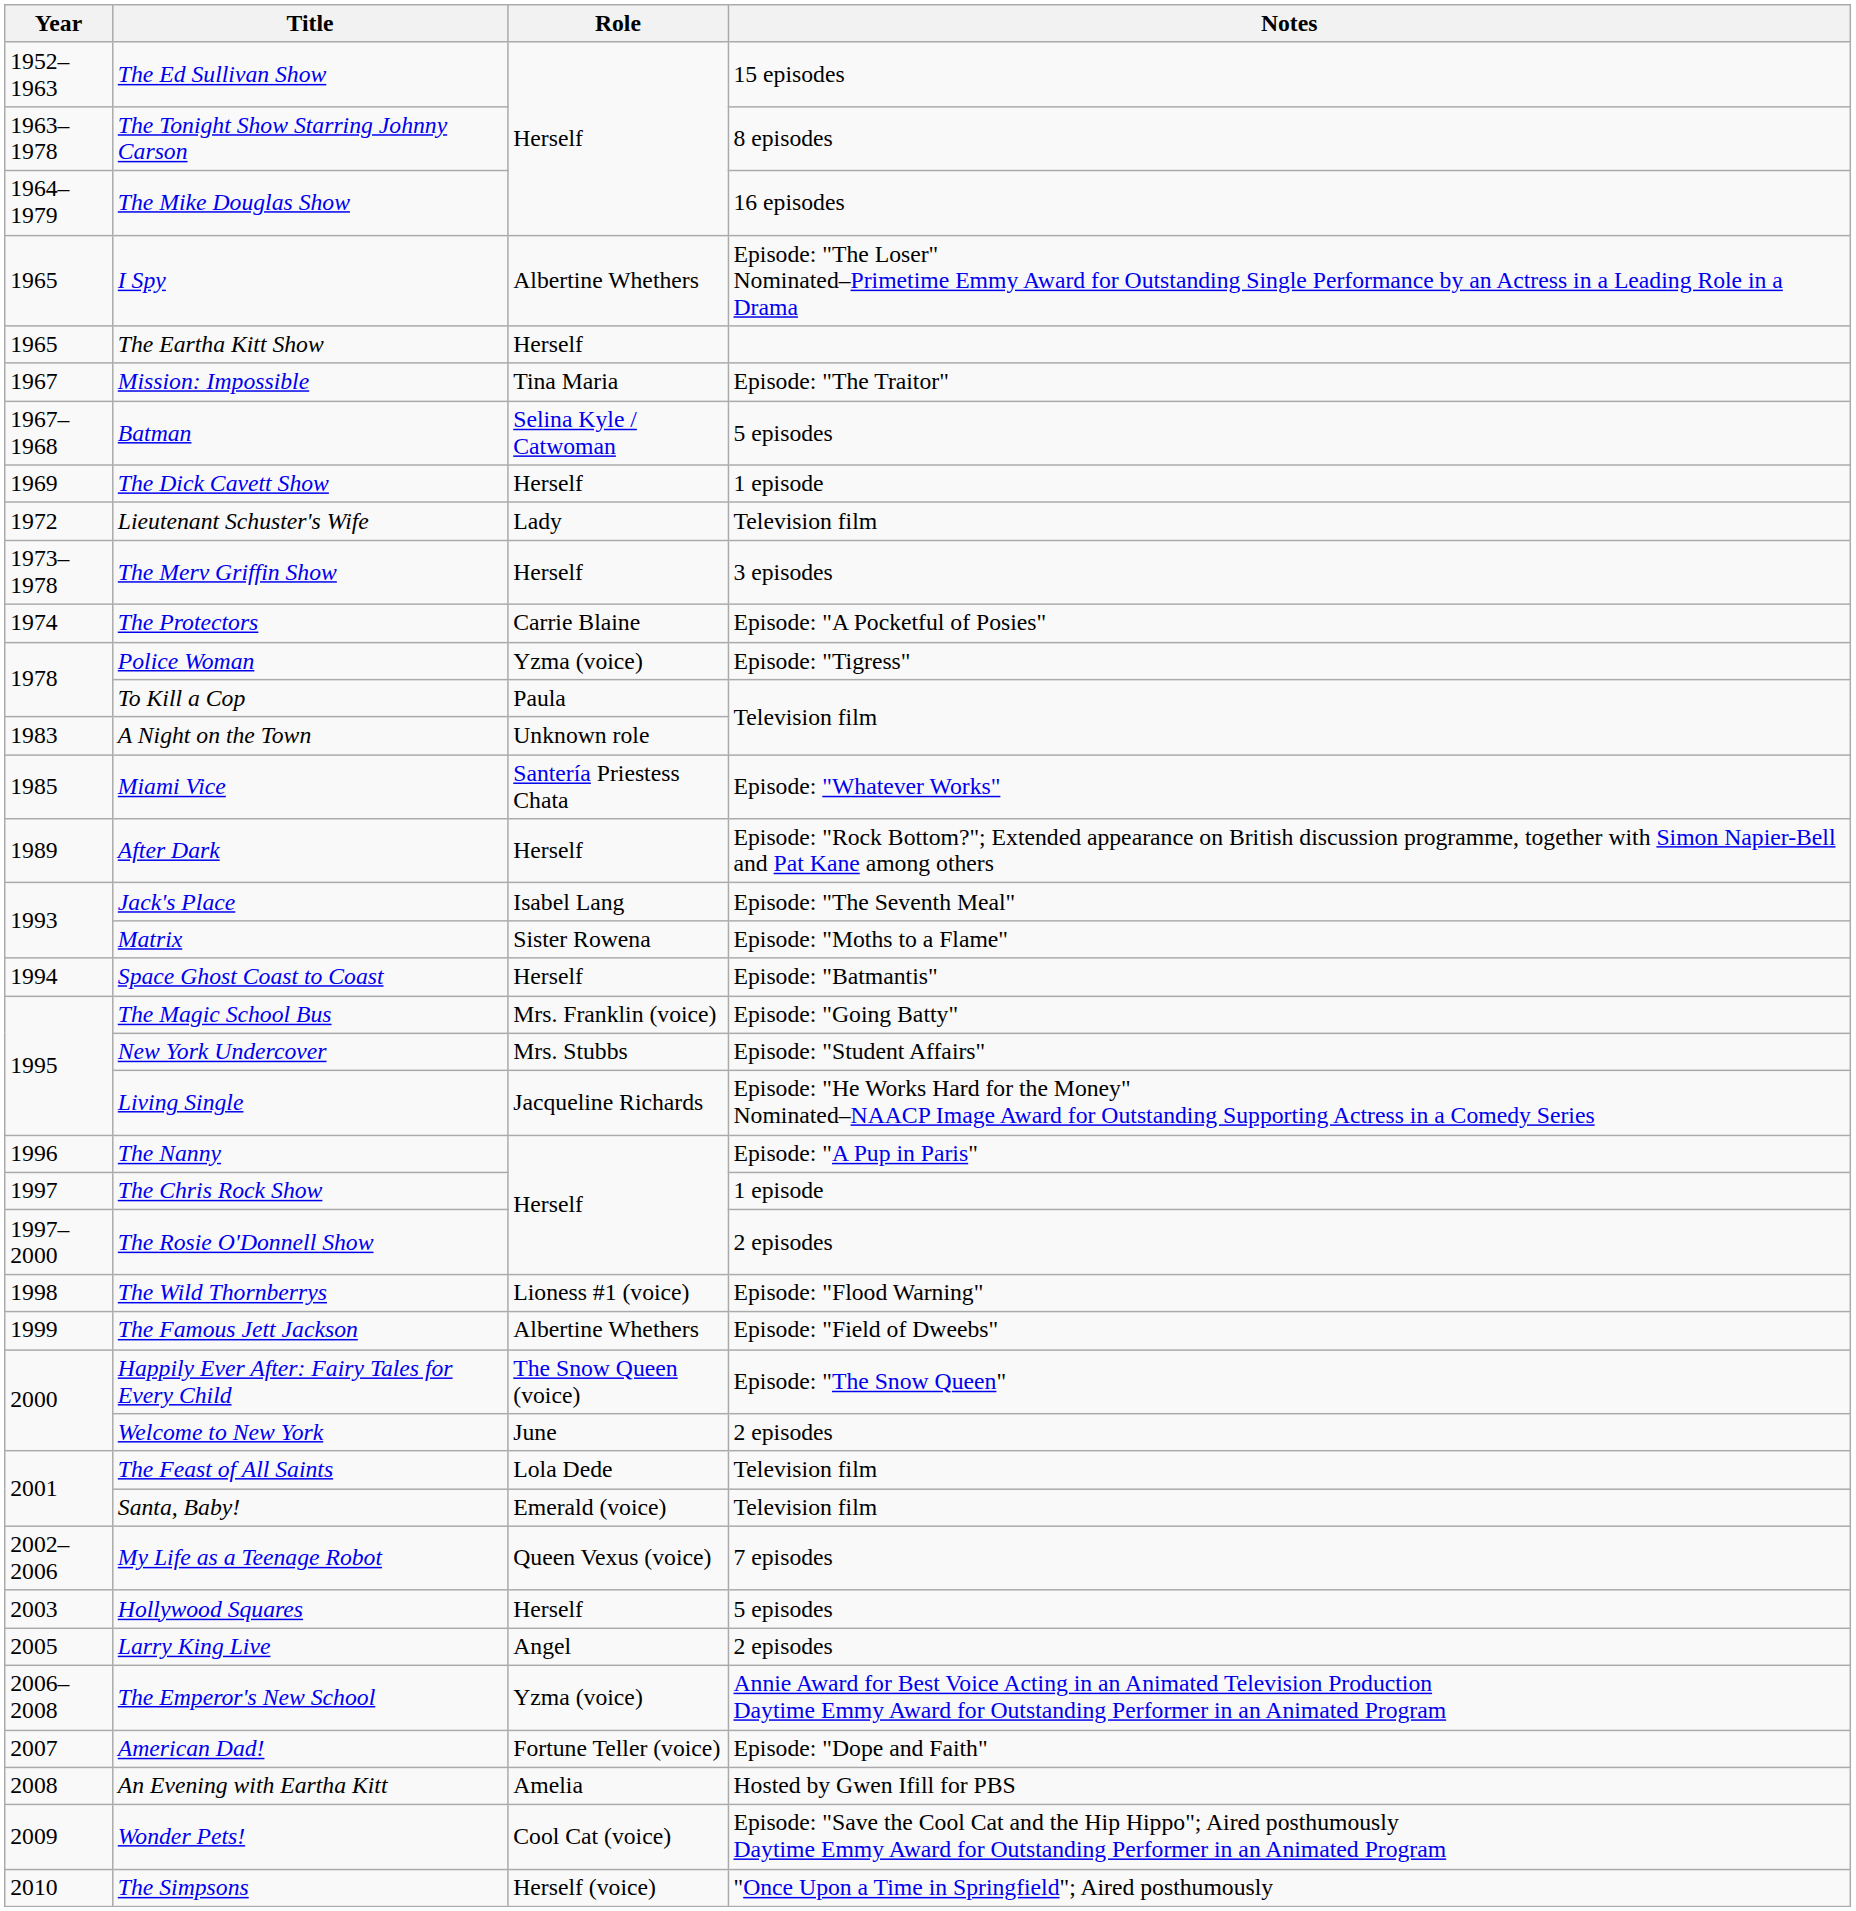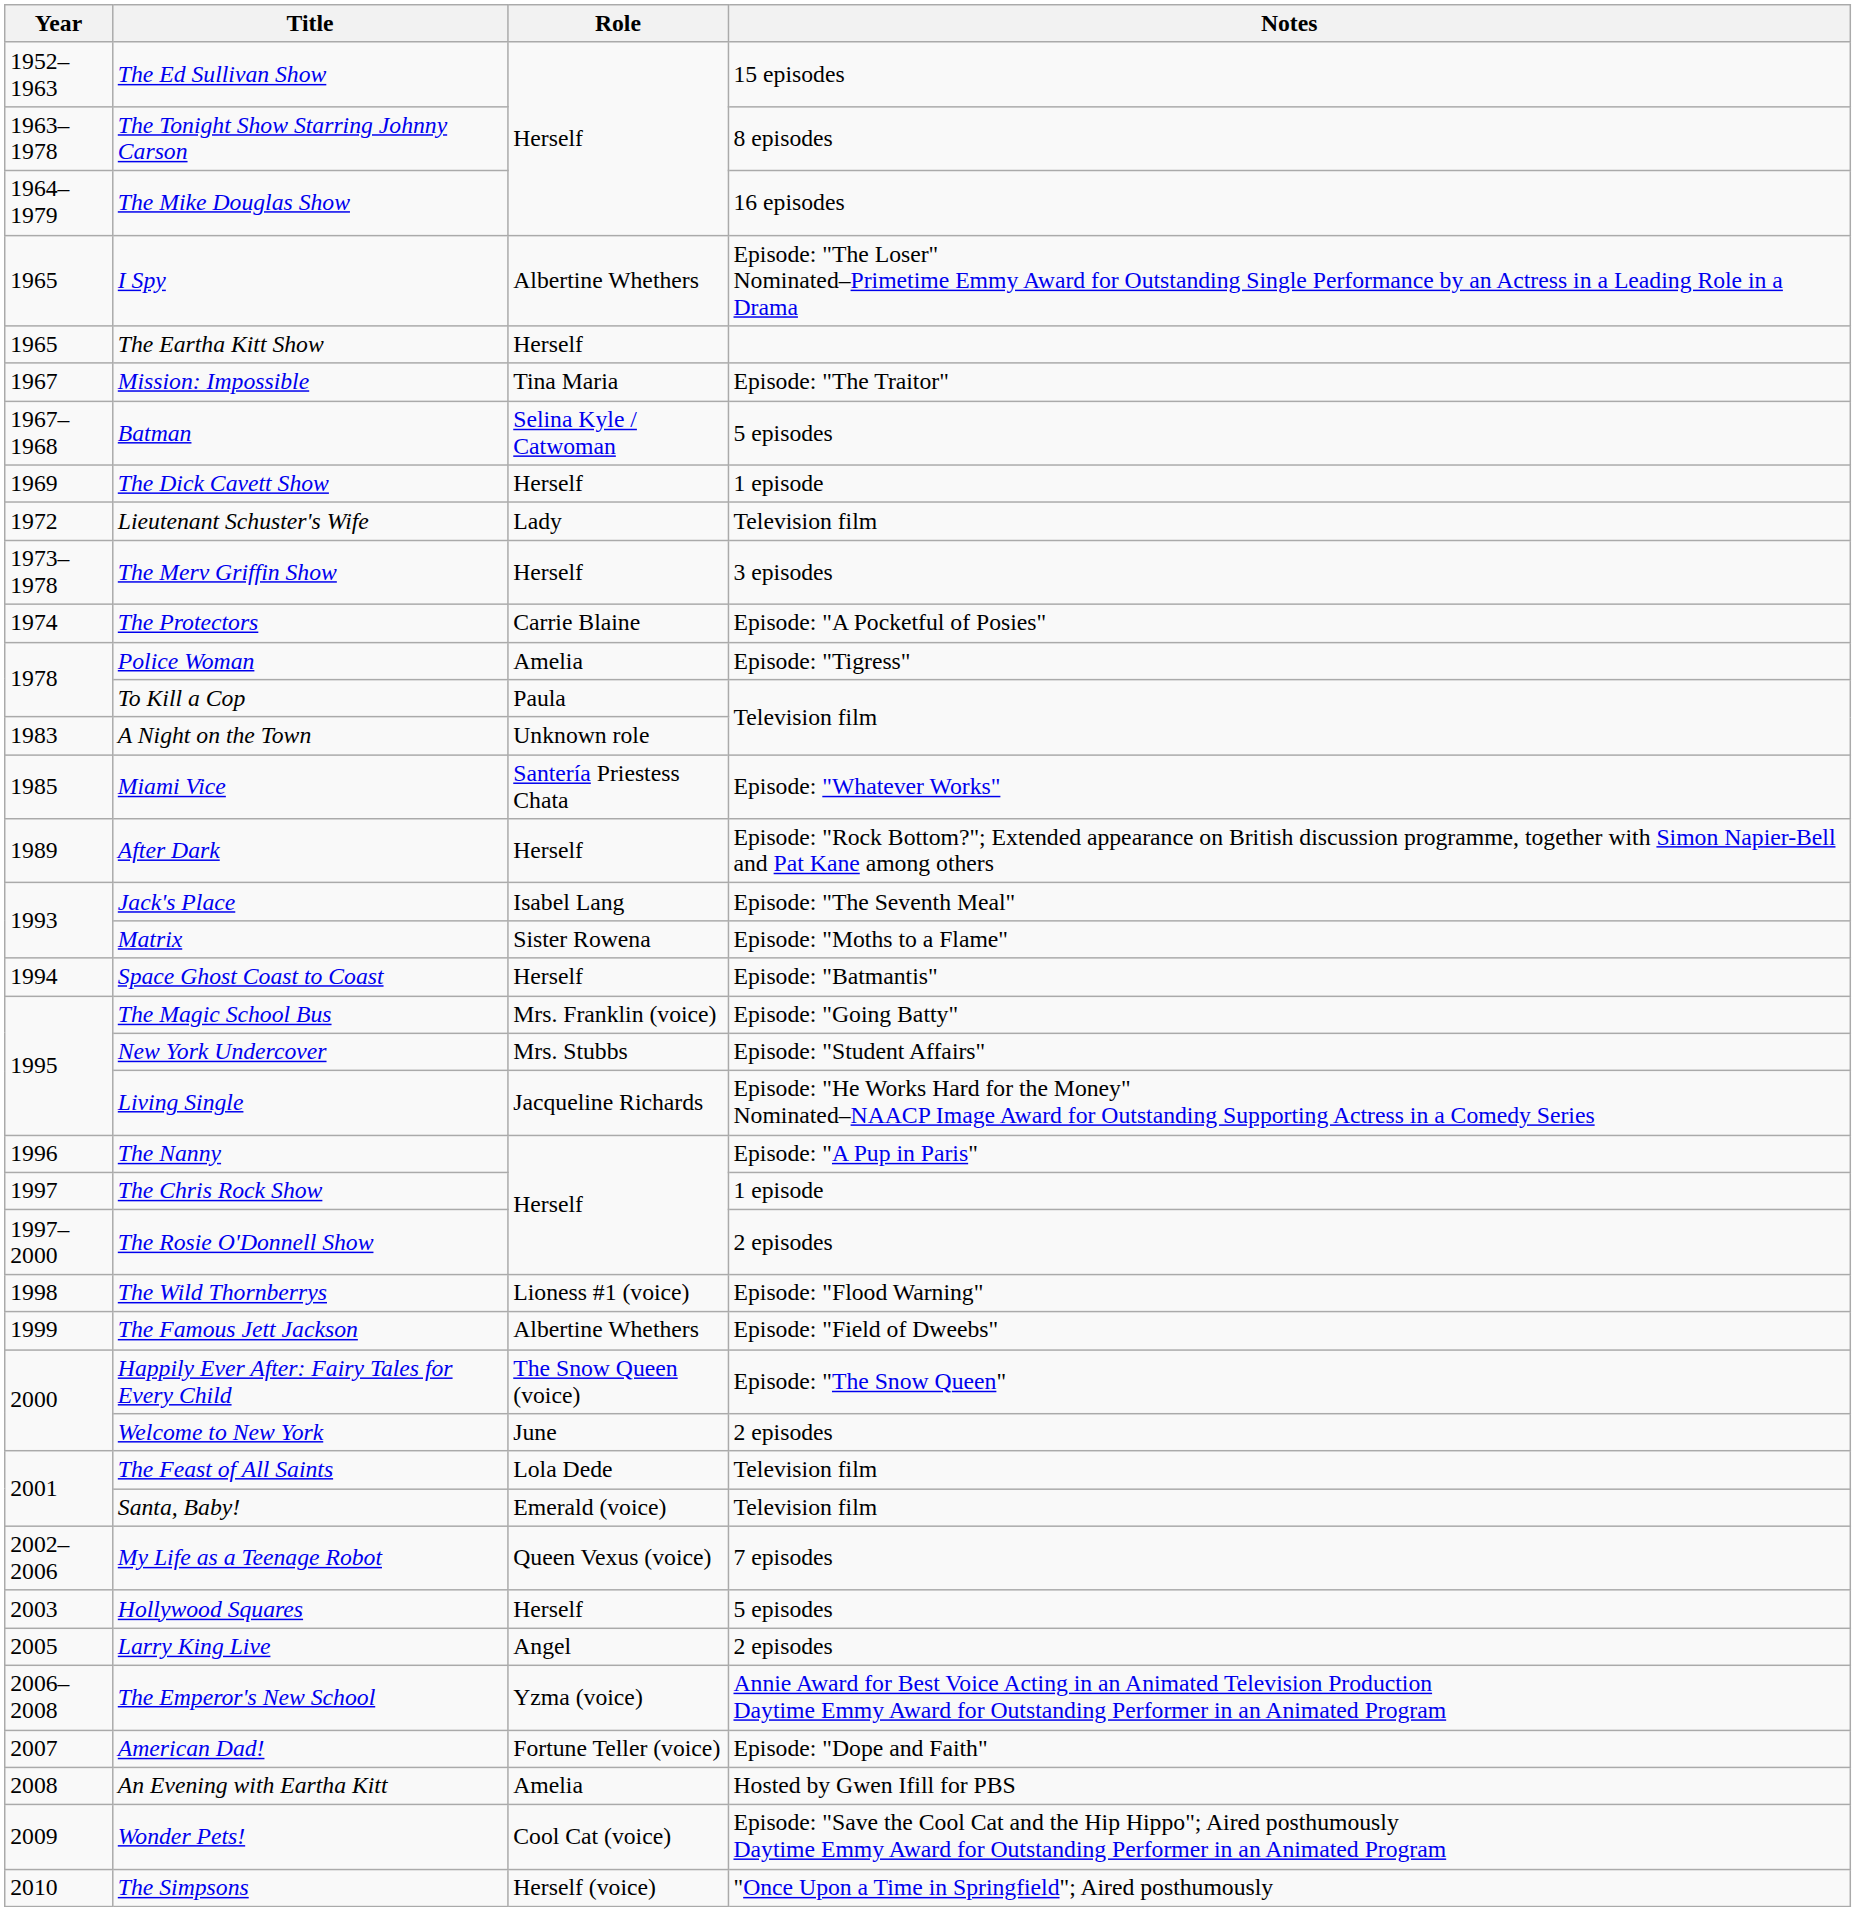(578, 660) Yzma (voice) -> (548, 660) Amelia
